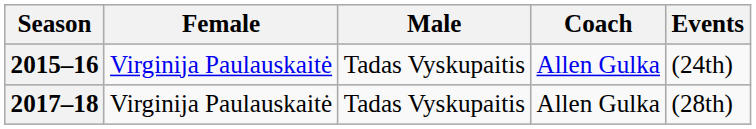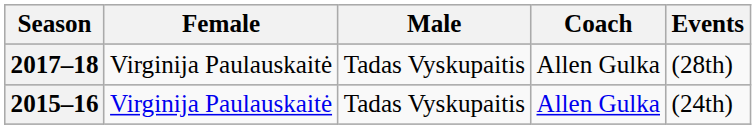rows swapped: (55, 64) <-> (55, 104)
